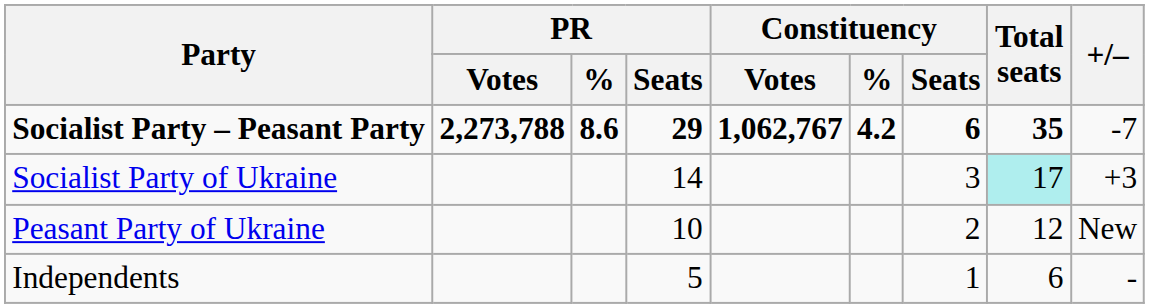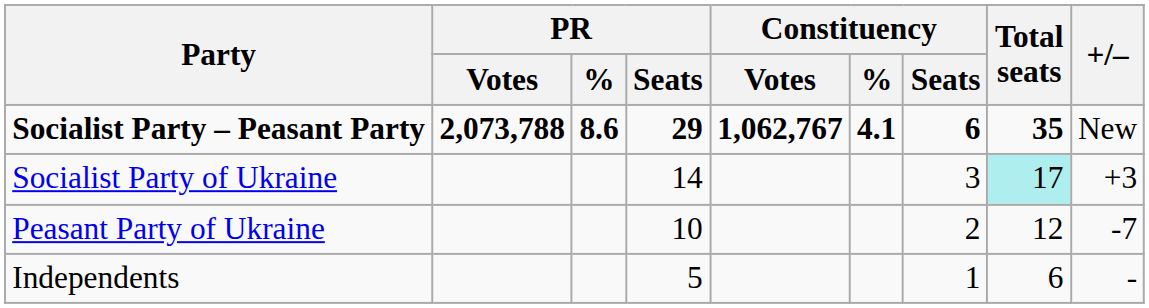(502, 128) 2,273,788 -> (502, 128) 2,073,788
(877, 128) 4.2 -> (877, 128) 4.1
(1124, 128) -7 -> (1108, 128) New
(1108, 228) New -> (1124, 228) -7
